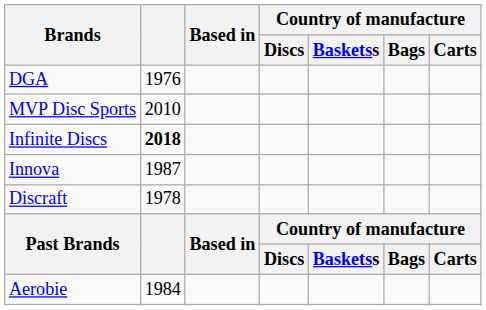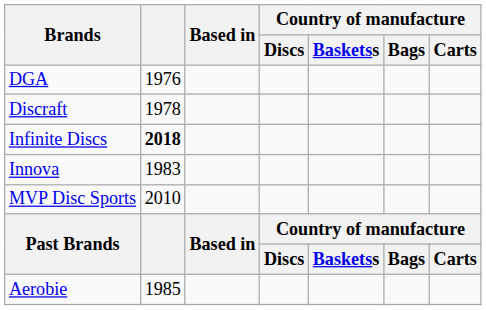rows swapped: (38, 199) <-> (73, 109)
(163, 169) 1987 -> (163, 169) 1983
(163, 289) 1984 -> (163, 289) 1985
